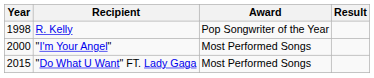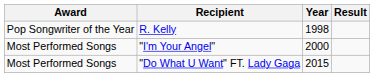columns swapped: (19, 13) <-> (265, 13)
